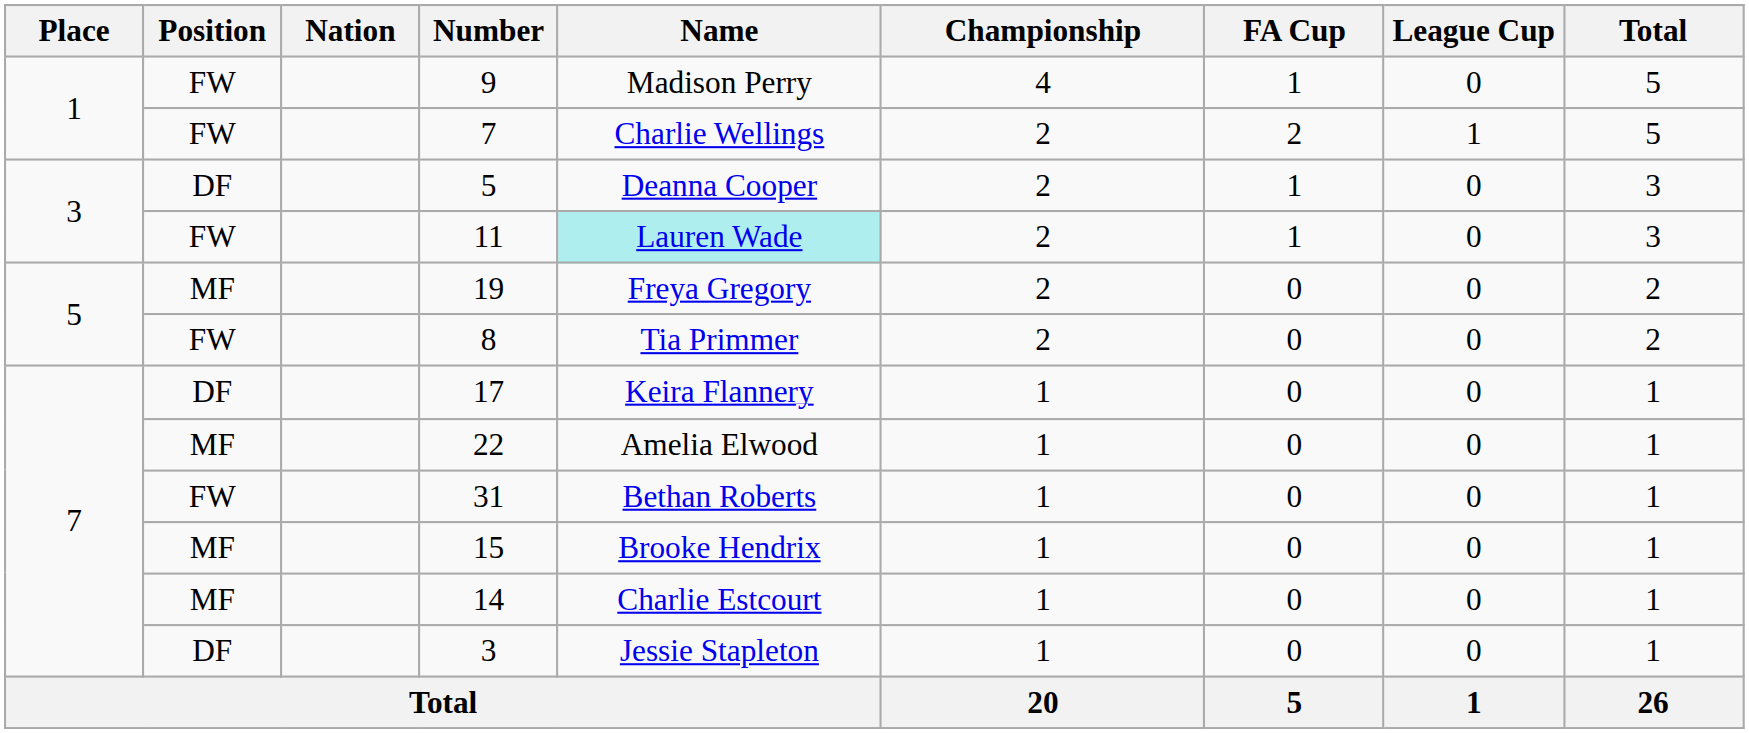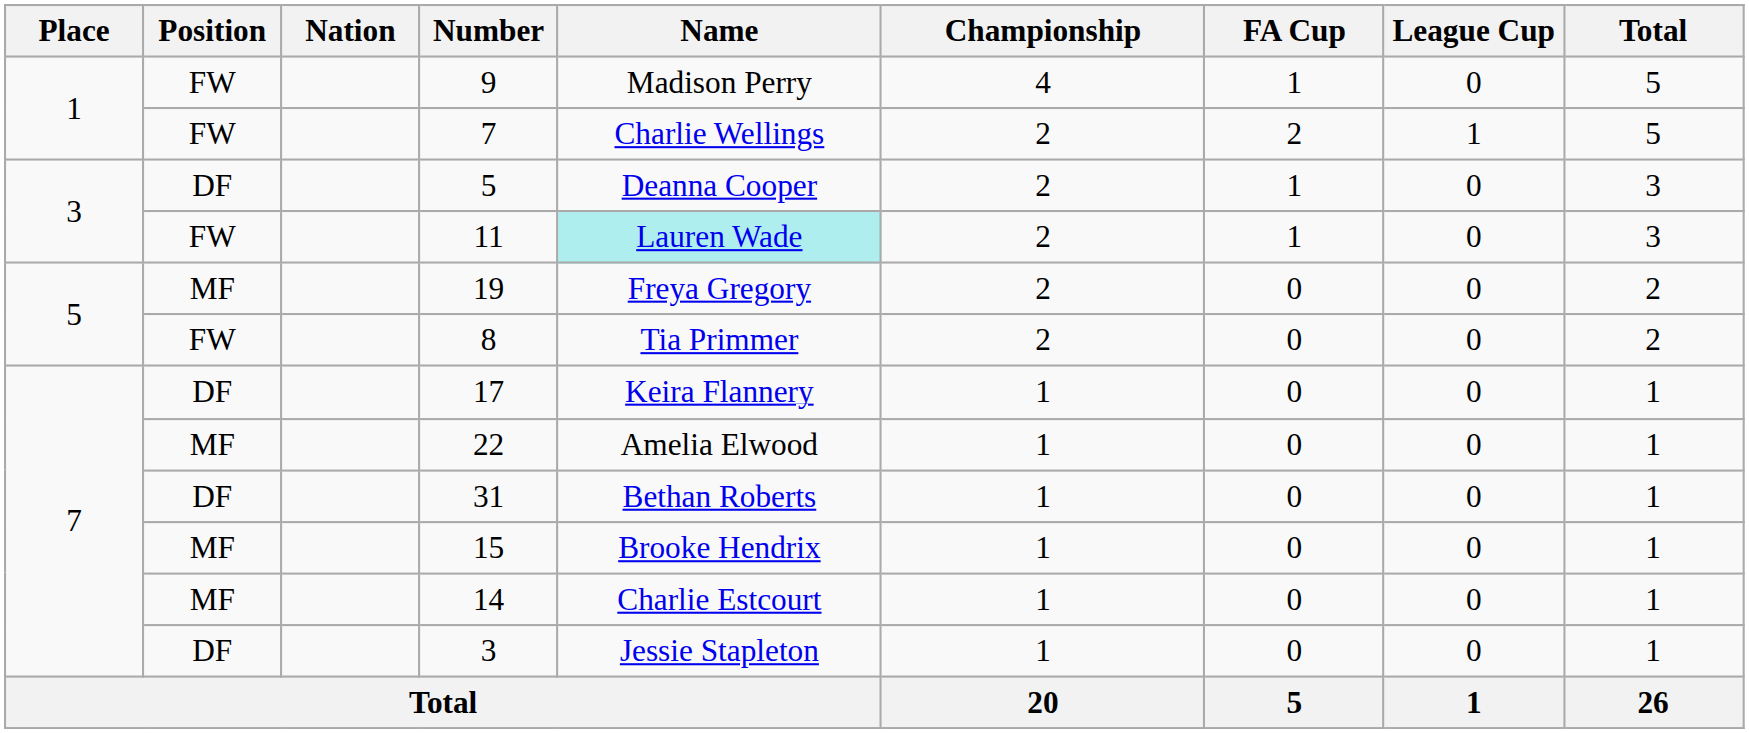(212, 495) FW -> (212, 495) DF
